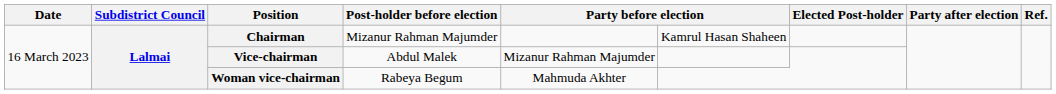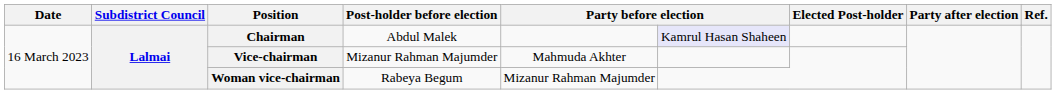(422, 36) Mizanur Rahman Majumder -> (422, 36) Abdul Malek
(724, 36) no background -> (724, 36) lavender background
(422, 57) Abdul Malek -> (422, 57) Mizanur Rahman Majumder
(579, 57) Mizanur Rahman Majumder -> (579, 57) Mahmuda Akhter
(579, 78) Mahmuda Akhter -> (579, 78) Mizanur Rahman Majumder
